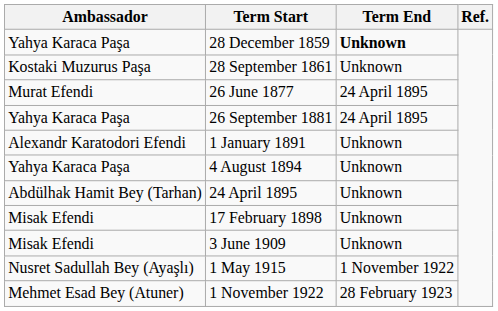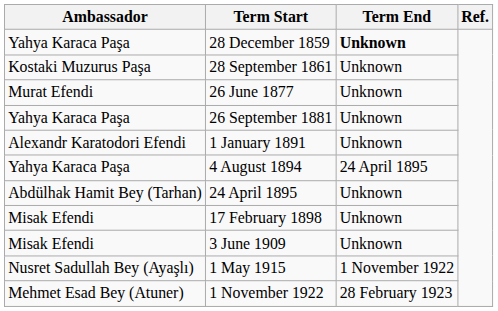(384, 92) 24 April 1895 -> (371, 92) Unknown
(384, 117) 24 April 1895 -> (371, 117) Unknown
(371, 167) Unknown -> (384, 167) 24 April 1895
